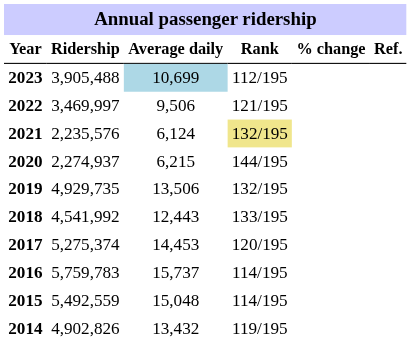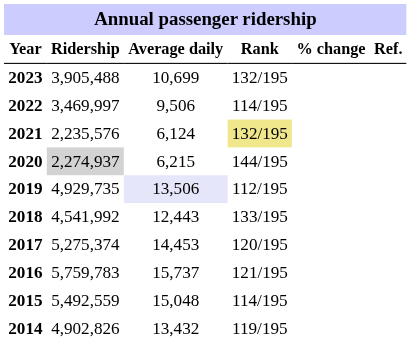(176, 77) lightblue background -> (176, 77) no background
(260, 77) 112/195 -> (260, 77) 132/195
(260, 105) 121/195 -> (260, 105) 114/195
(85, 161) no background -> (85, 161) lightgrey background
(176, 189) no background -> (176, 189) lavender background
(260, 189) 132/195 -> (260, 189) 112/195
(260, 272) 114/195 -> (260, 272) 121/195
